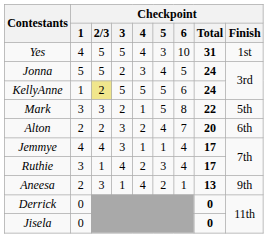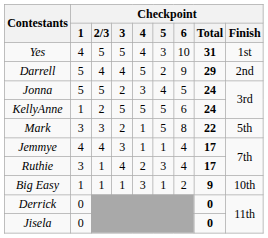+ row: (37, 71)
(102, 90) khaki background -> (102, 109) no background
- row: (37, 128)
- row: (37, 185)
+ row: (37, 185)
